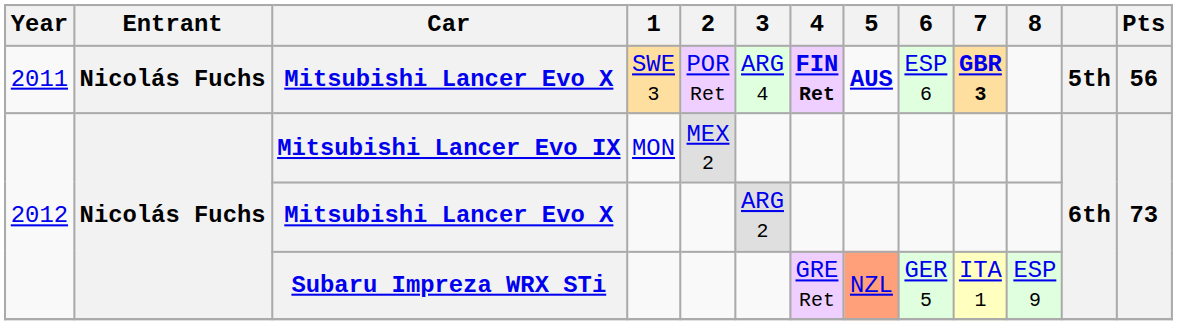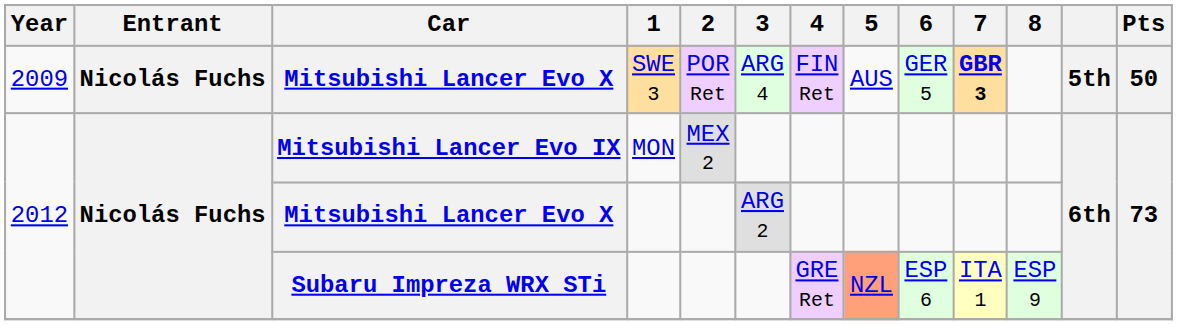(39, 79) 2011 -> (39, 79) 2009
(817, 79) bold -> (817, 78) normal
(871, 79) bold -> (871, 79) normal
(926, 78) ESP 6 -> (926, 78) GER 5
(1144, 79) 56 -> (1144, 79) 50
(926, 284) GER 5 -> (926, 284) ESP 6
